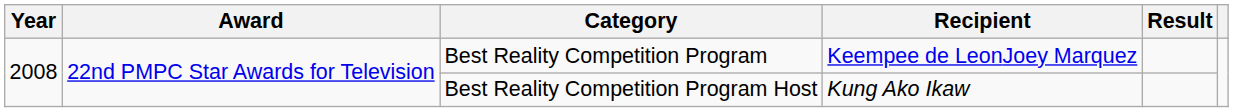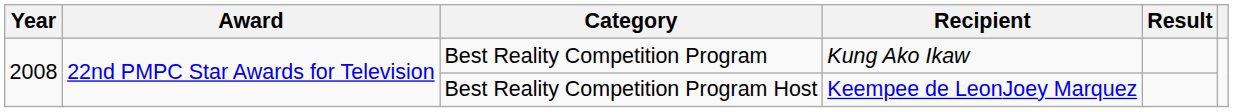(982, 55) Keempee de LeonJoey Marquez -> (898, 55) Kung Ako Ikaw
(898, 89) Kung Ako Ikaw -> (982, 89) Keempee de LeonJoey Marquez
